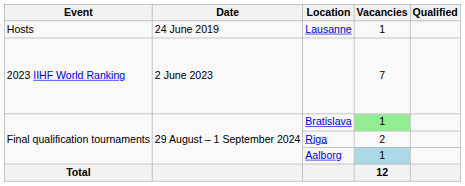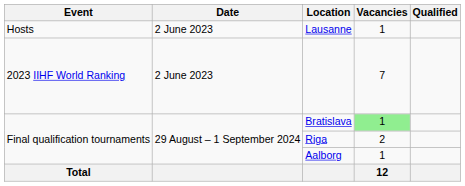(187, 29) 24 June 2019 -> (184, 29) 2 June 2023
(382, 156) lightblue background -> (382, 156) no background
